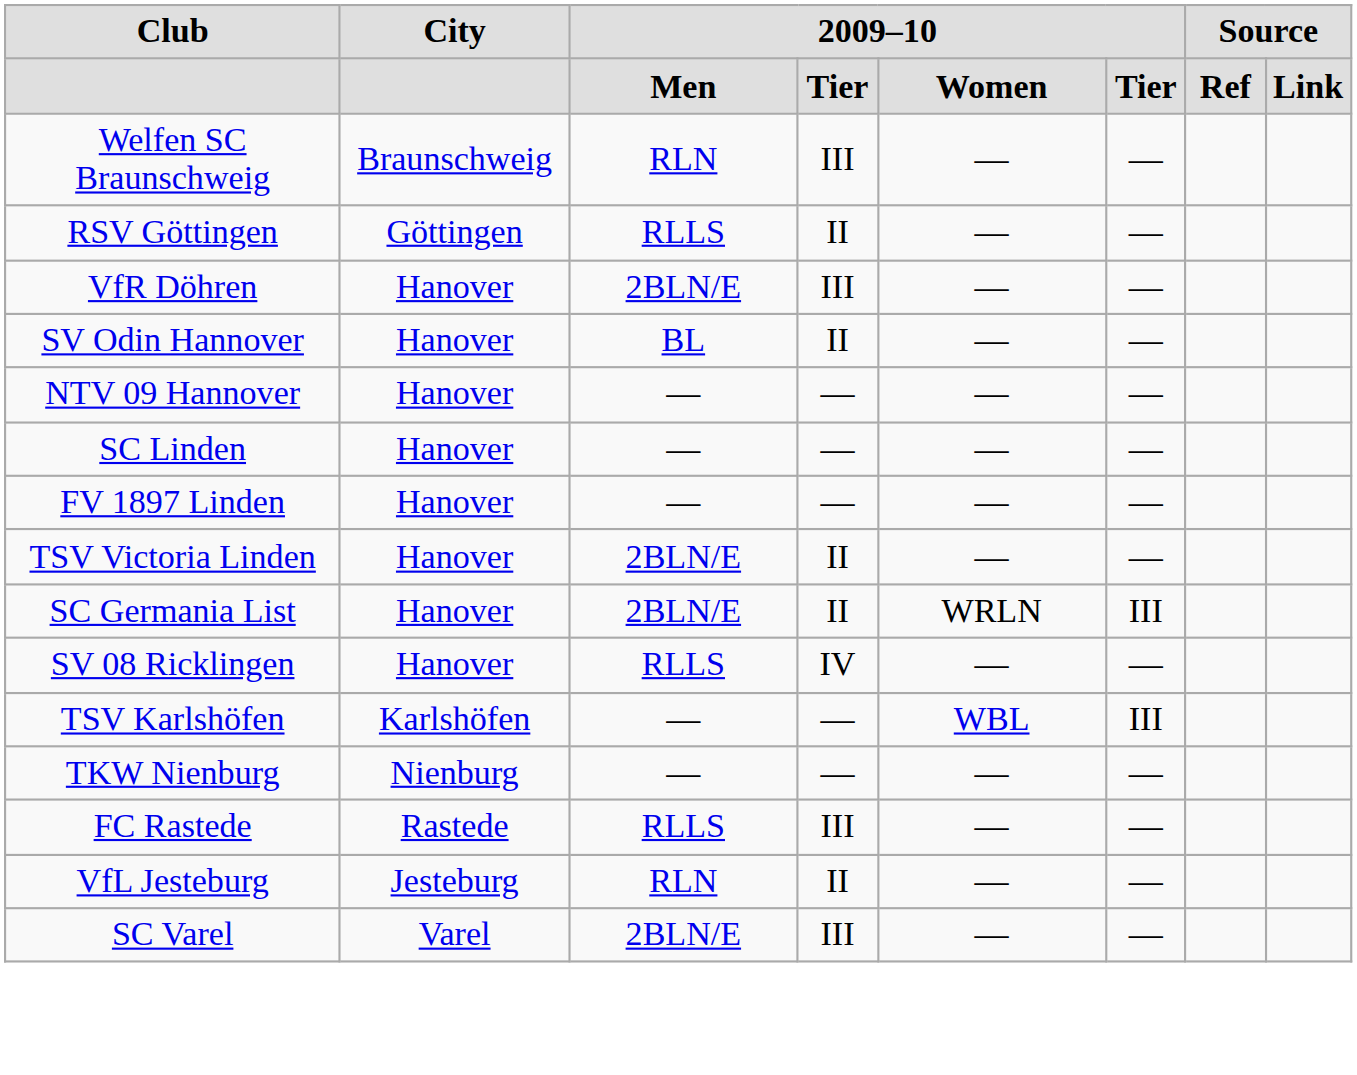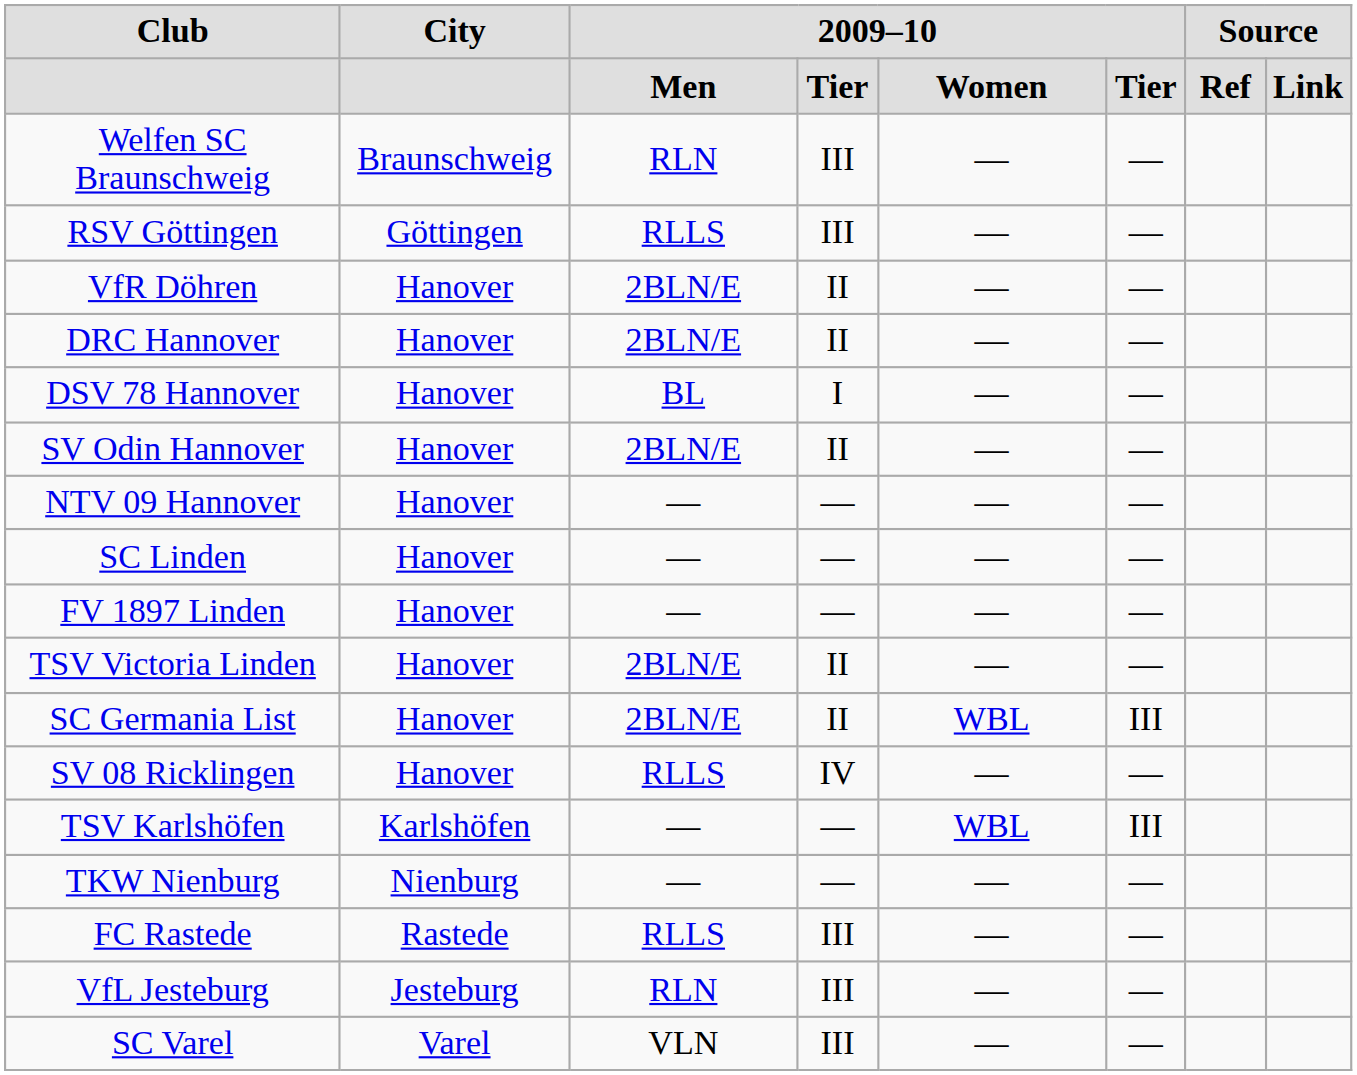(837, 232) II -> (837, 232) III
(837, 286) III -> (837, 286) II
+ row: (173, 340)
+ row: (173, 394)
(683, 340) BL -> (683, 448) 2BLN/E
(992, 610) WRLN -> (992, 718) WBL
(837, 880) II -> (837, 988) III
(683, 934) 2BLN/E -> (683, 1042) VLN
